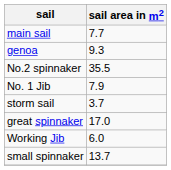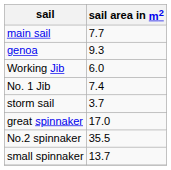rows swapped: (36, 138) <-> (44, 68)
(96, 86) 7.9 -> (96, 86) 7.4
